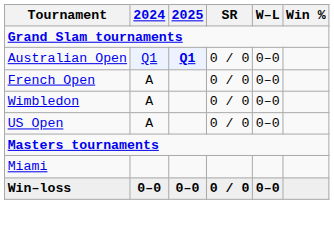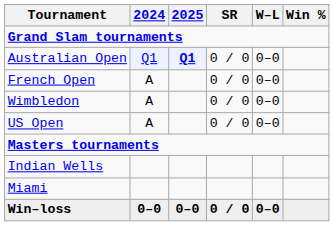+ row: (55, 167)
